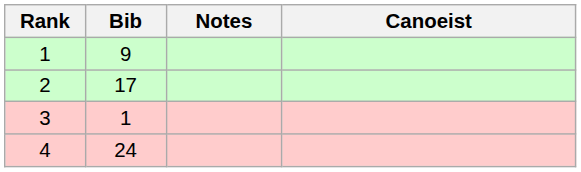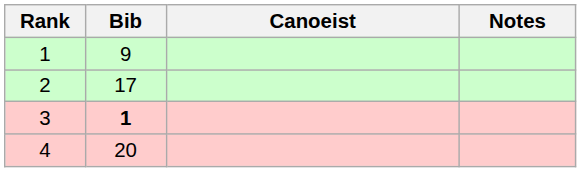columns swapped: (429, 21) <-> (224, 21)
(126, 118) normal -> (126, 118) bold
(126, 150) 24 -> (126, 150) 20
